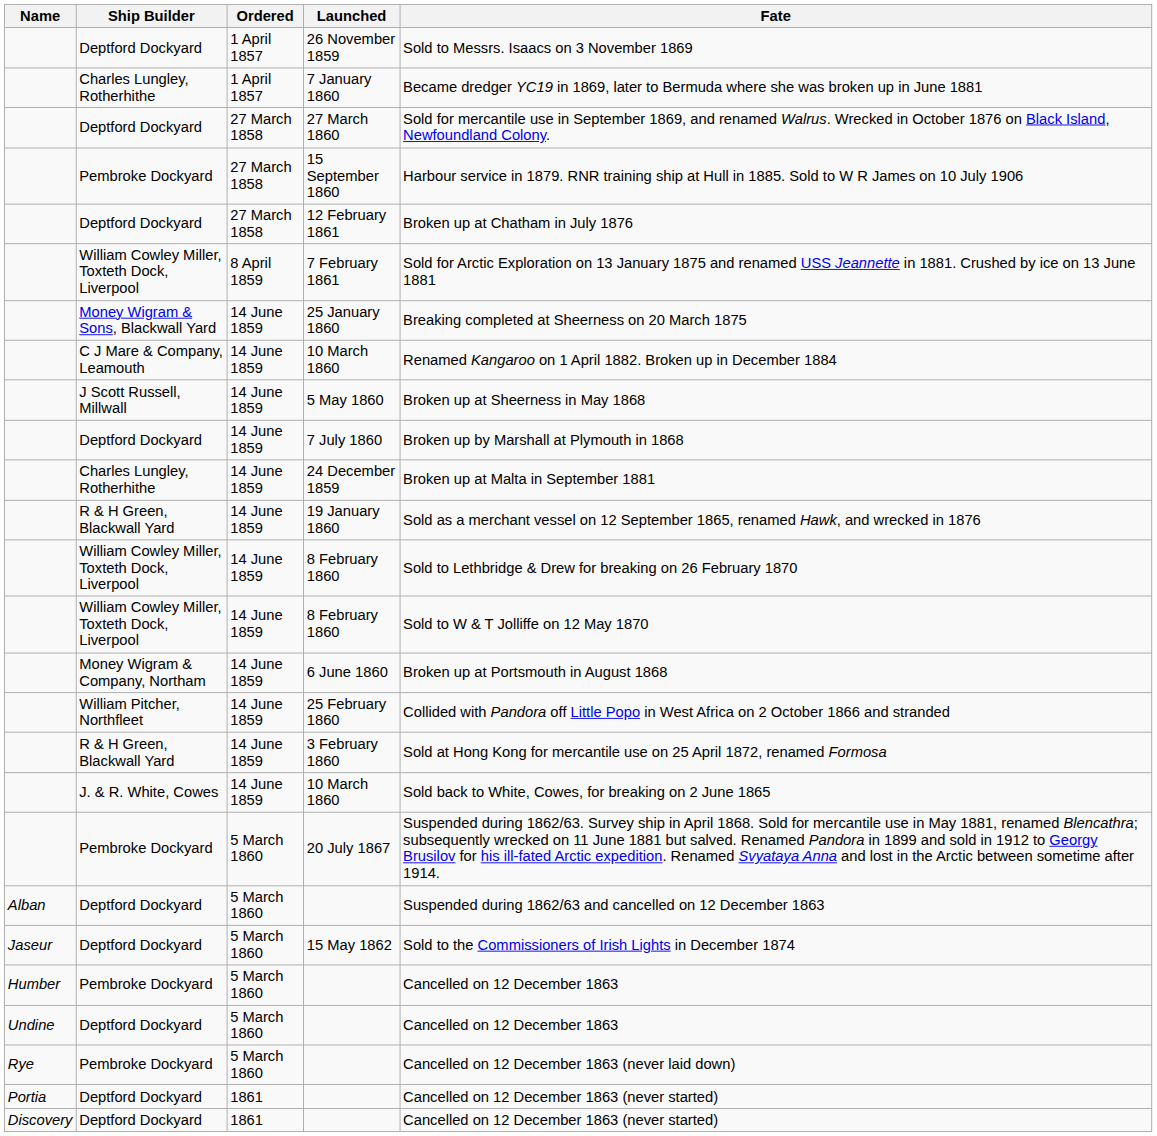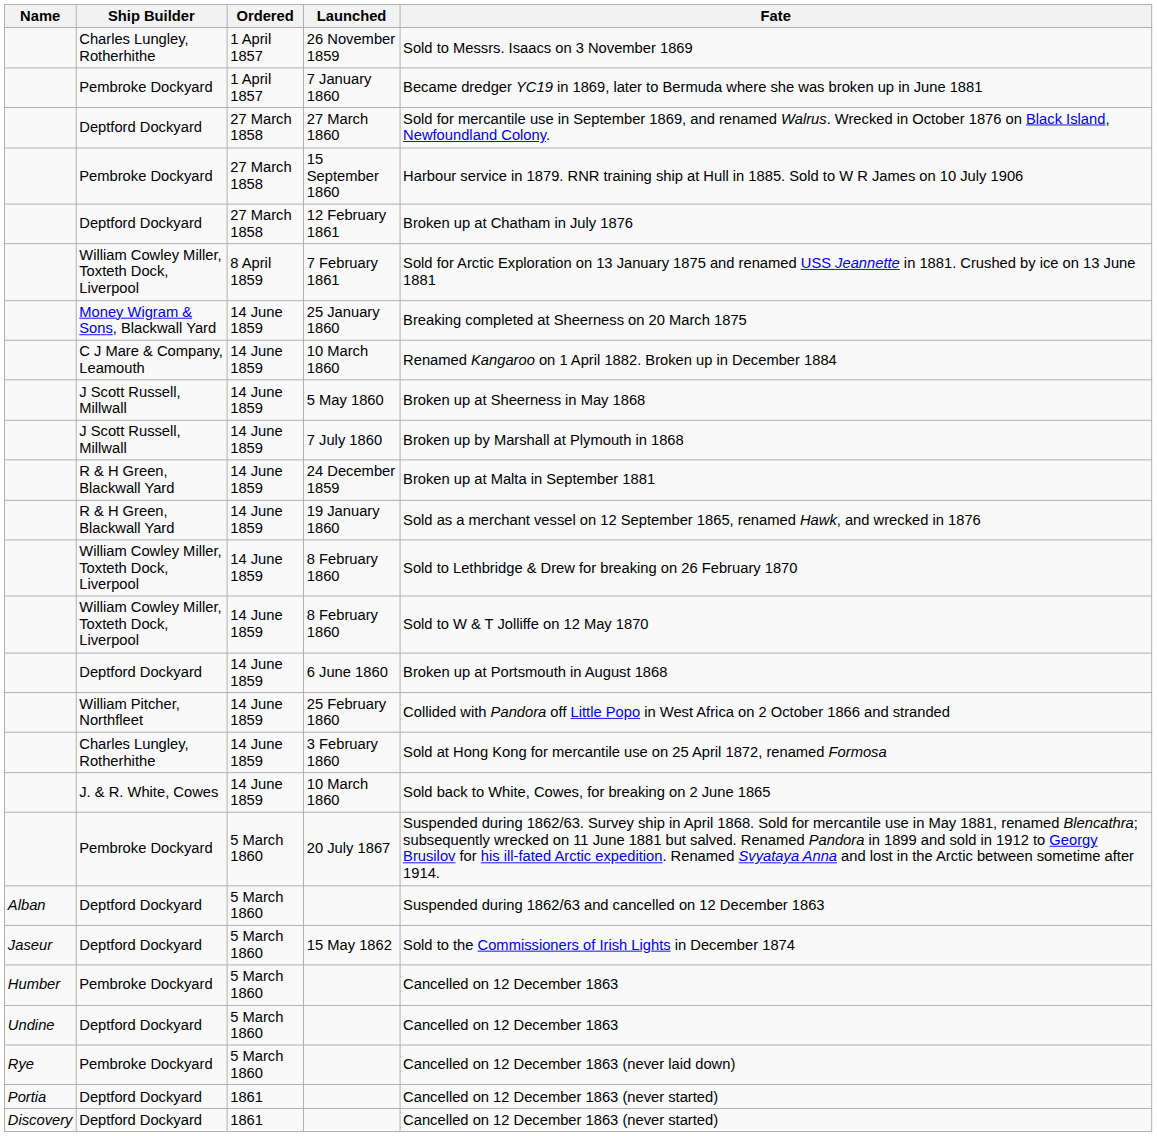(141, 47) Deptford Dockyard -> (134, 47) Charles Lungley, Rotherhithe
(134, 87) Charles Lungley, Rotherhithe -> (146, 87) Pembroke Dockyard
(141, 440) Deptford Dockyard -> (130, 440) J Scott Russell, Millwall
(134, 479) Charles Lungley, Rotherhithe -> (127, 479) R & H Green, Blackwall Yard
(143, 672) Money Wigram & Company, Northam -> (141, 672) Deptford Dockyard
(127, 752) R & H Green, Blackwall Yard -> (134, 752) Charles Lungley, Rotherhithe
